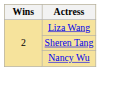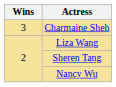+ row: (77, 27)
